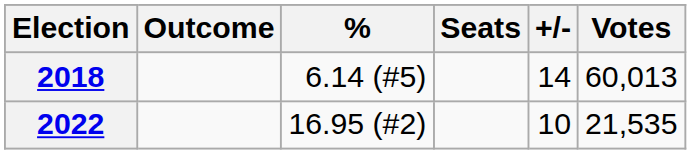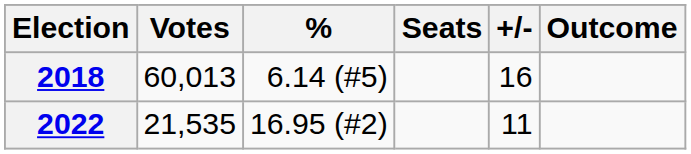columns swapped: (631, 28) <-> (209, 28)
(554, 76) 14 -> (516, 76) 16
(554, 124) 10 -> (517, 124) 11
